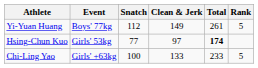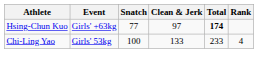- row: (34, 26)
(92, 41) Girls' 53kg -> (94, 26) Girls' +63kg
(94, 56) Girls' +63kg -> (92, 41) Girls' 53kg
(241, 56) 5 -> (241, 41) 4
